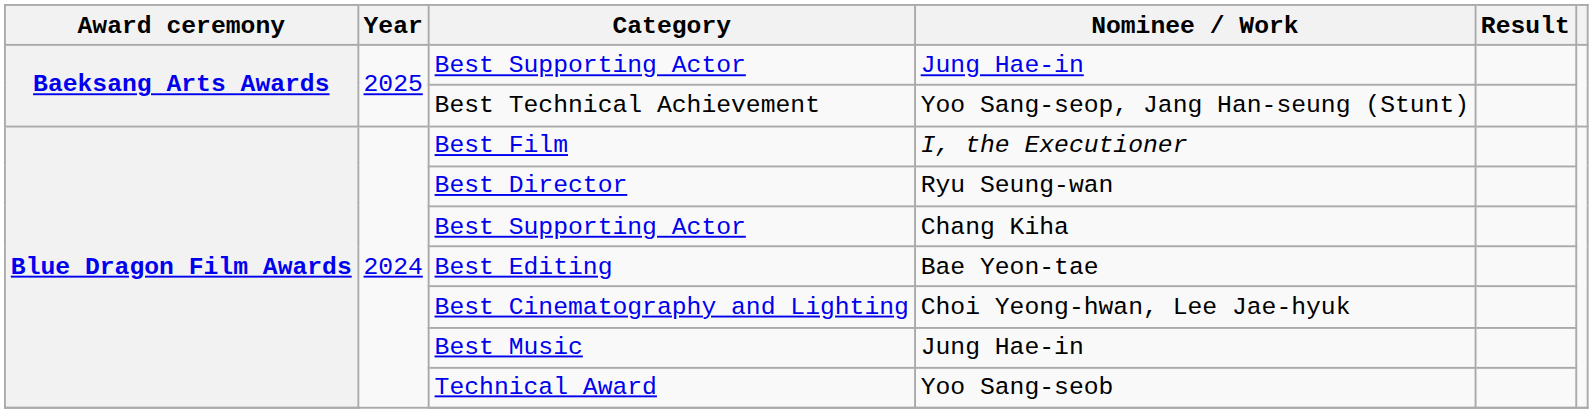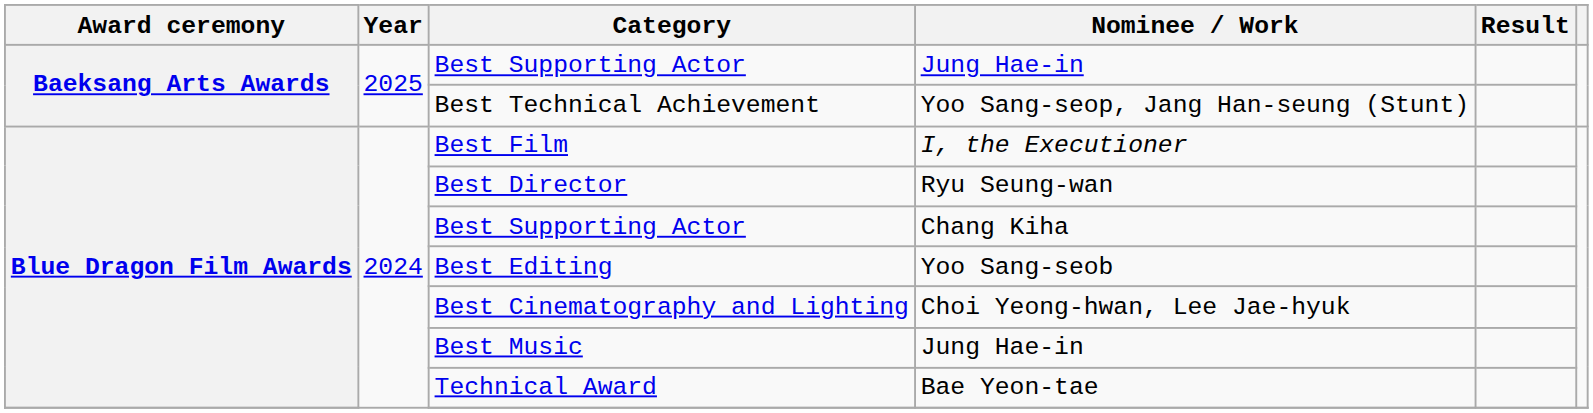(1010, 267) Bae Yeon-tae -> (1017, 267) Yoo Sang-seob
(1017, 387) Yoo Sang-seob -> (1010, 387) Bae Yeon-tae
